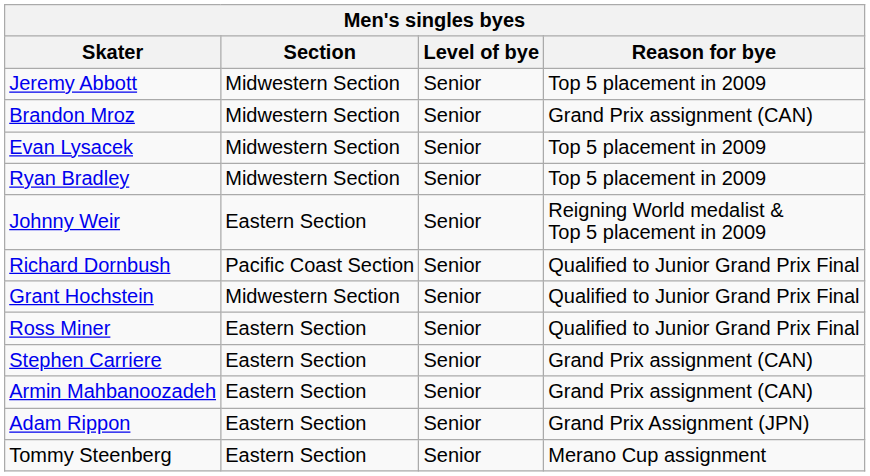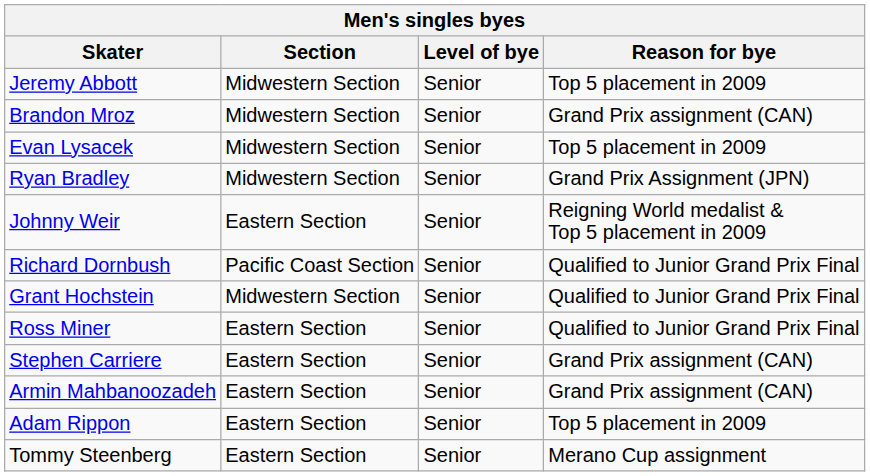(657, 178) Top 5 placement in 2009 -> (679, 178) Grand Prix Assignment (JPN)
(679, 423) Grand Prix Assignment (JPN) -> (657, 423) Top 5 placement in 2009
